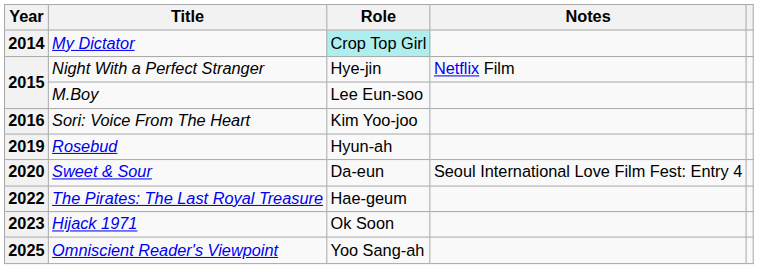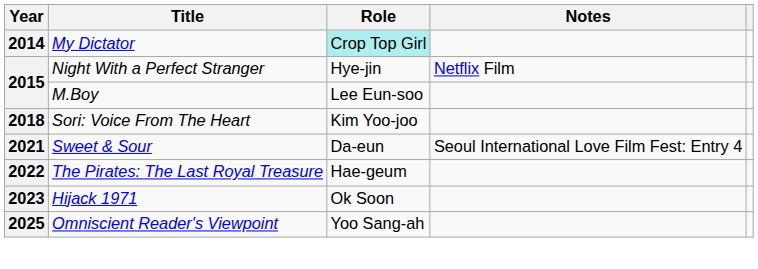(26, 120) 2016 -> (26, 120) 2018
- row: (85, 146)
(26, 172) 2020 -> (26, 146) 2021
